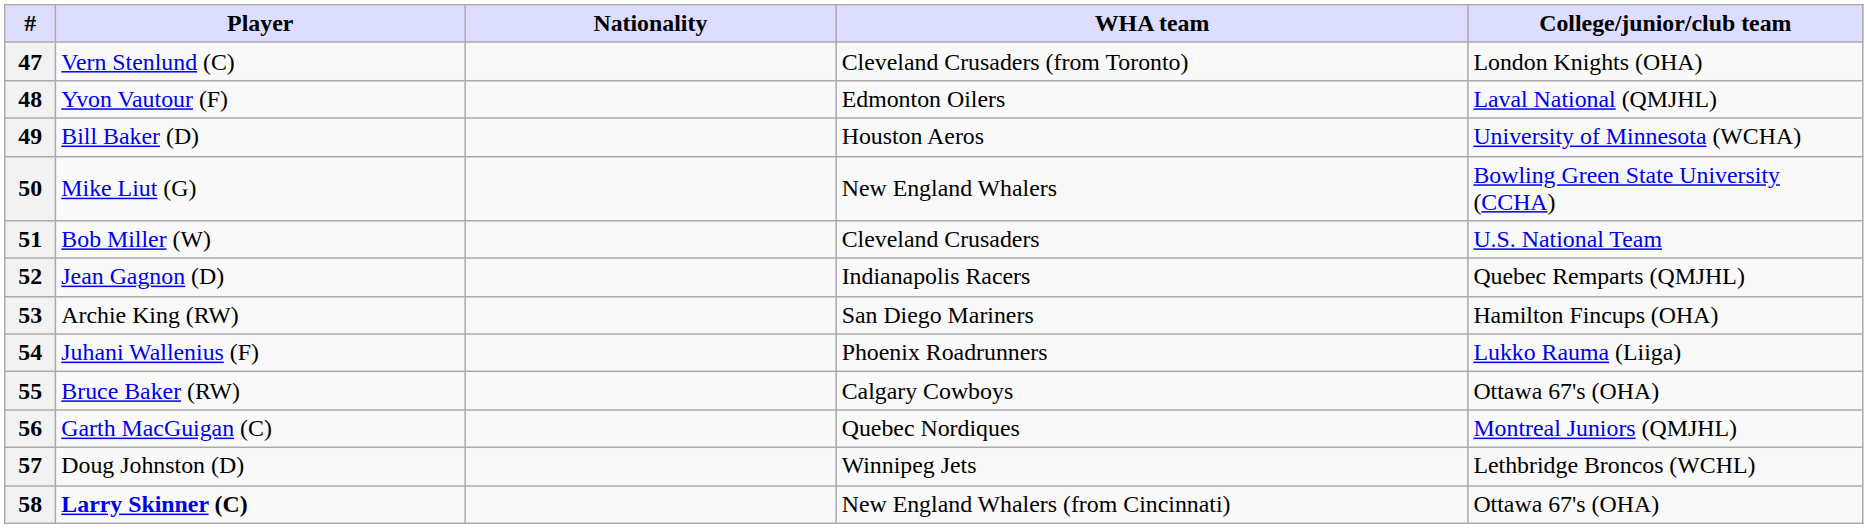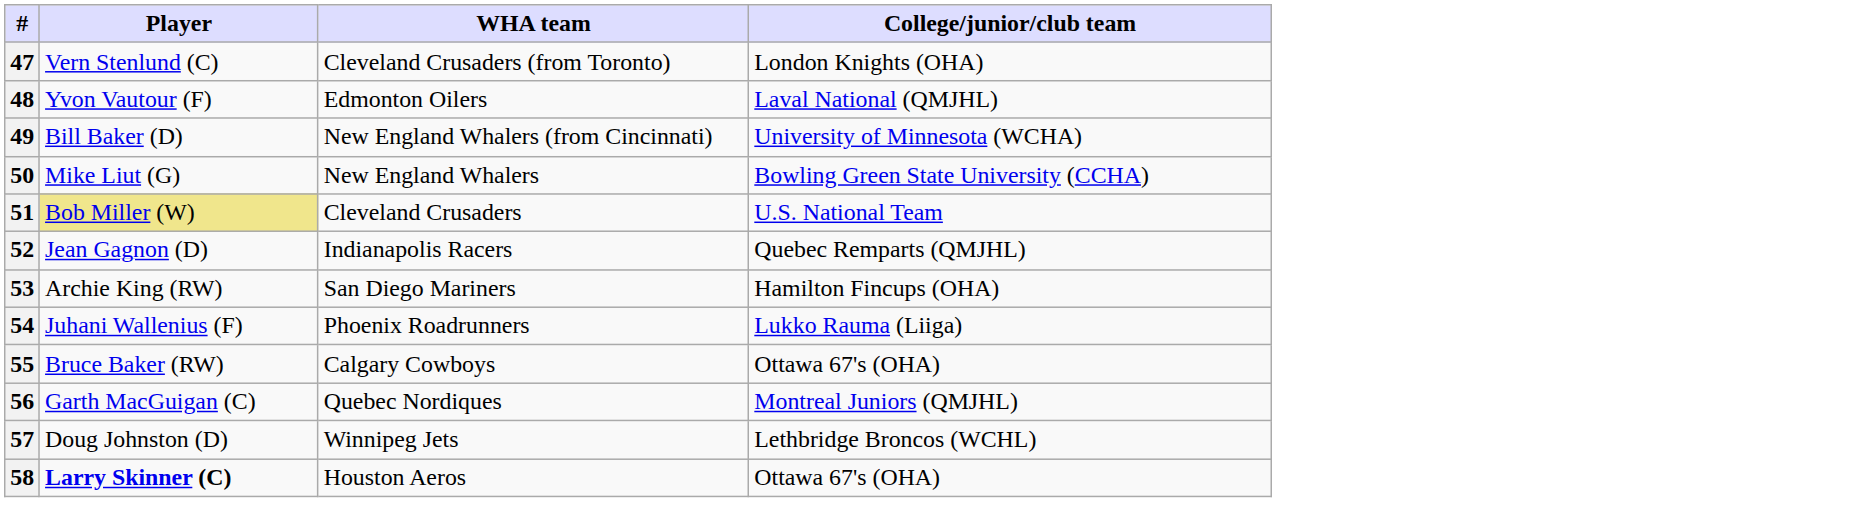- column: (650, 23)
(913, 136) Houston Aeros -> (518, 136) New England Whalers (from Cincinnati)
(136, 239) no background -> (120, 212) khaki background
(1036, 503) New England Whalers (from Cincinnati) -> (395, 477) Houston Aeros
